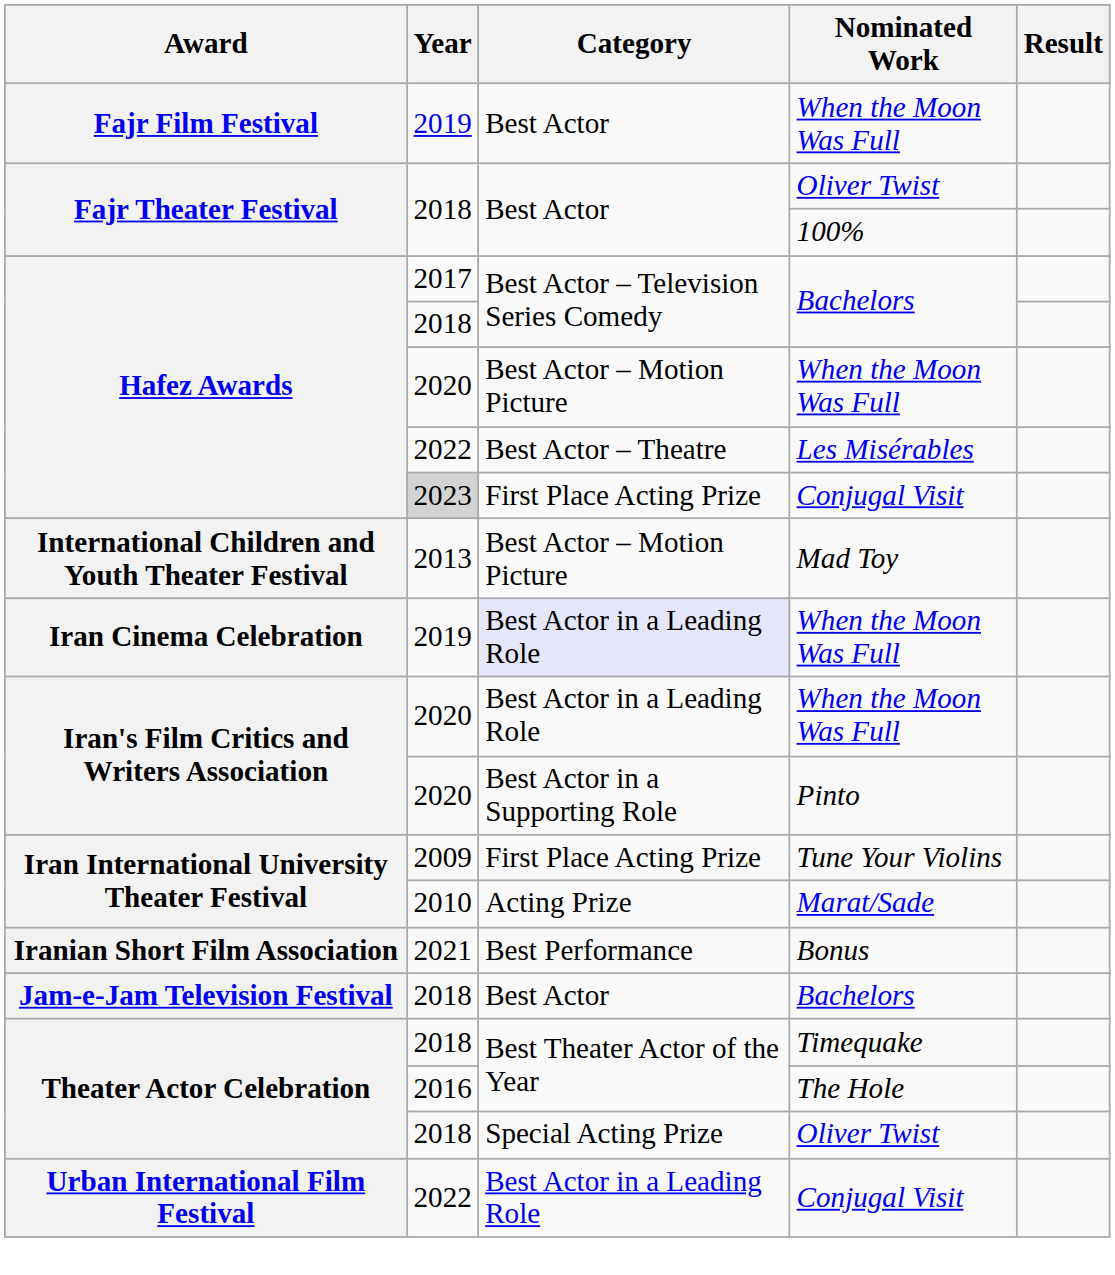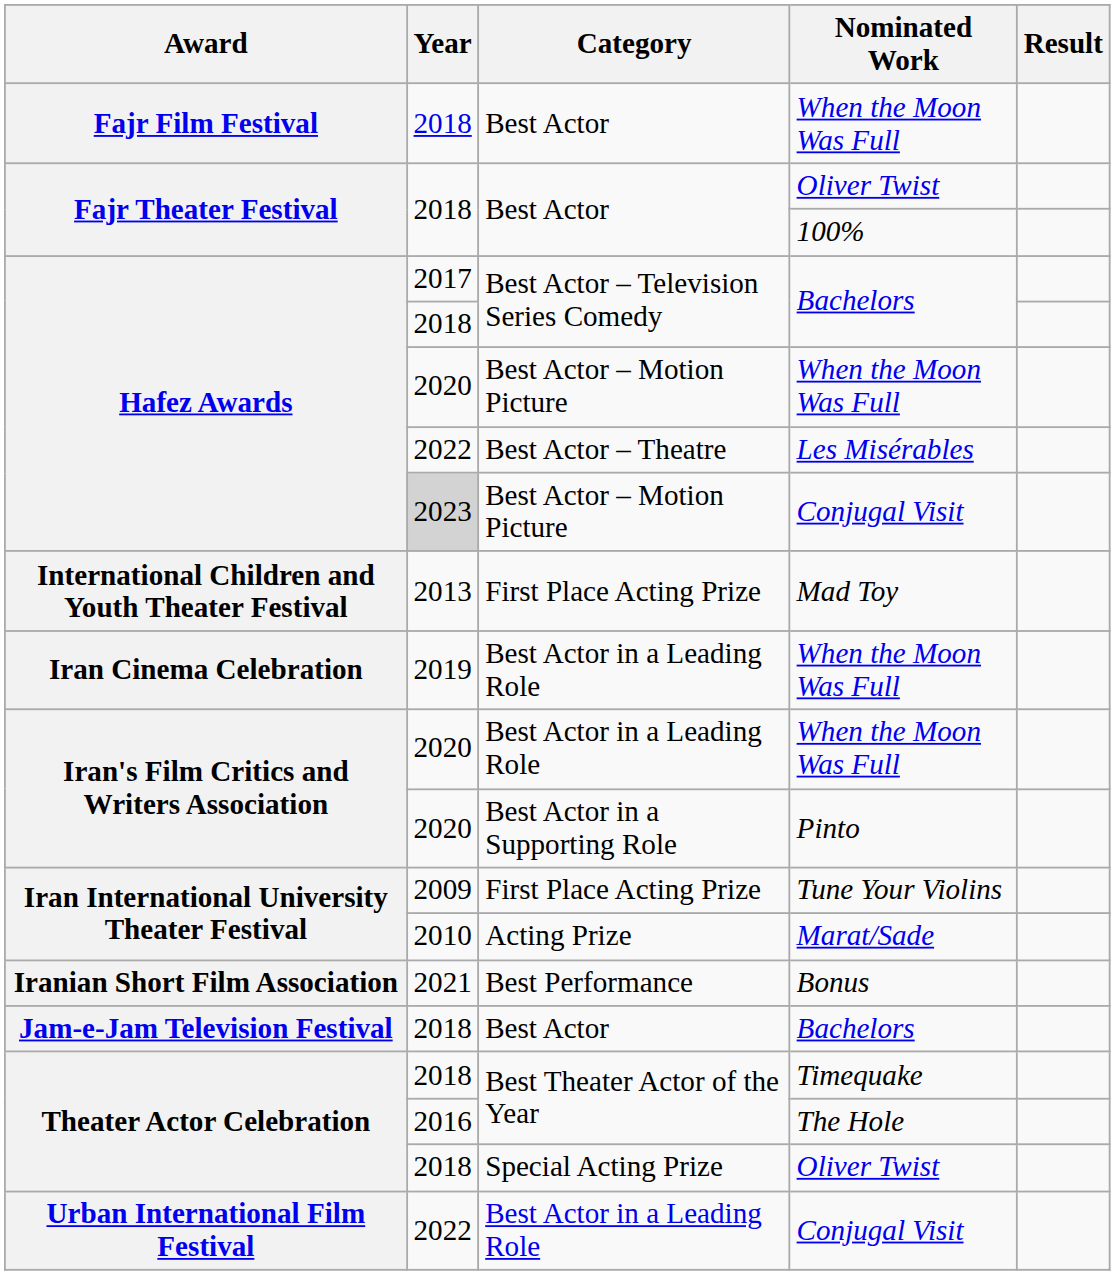(443, 122) 2019 -> (443, 122) 2018
(623, 495) First Place Acting Prize -> (605, 511) Best Actor – Motion Picture
(605, 557) Best Actor – Motion Picture -> (623, 590) First Place Acting Prize
(623, 636) lavender background -> (623, 669) no background
